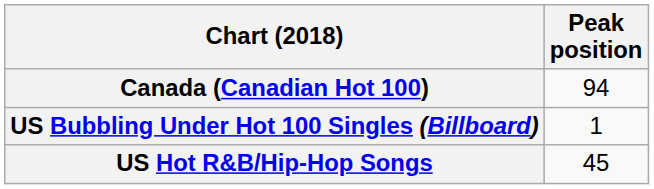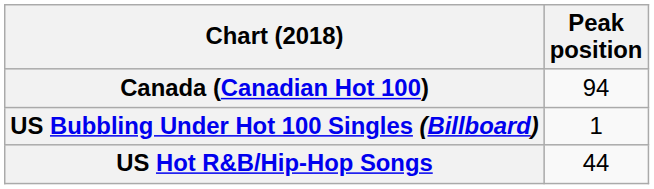(596, 163) 45 -> (596, 163) 44
